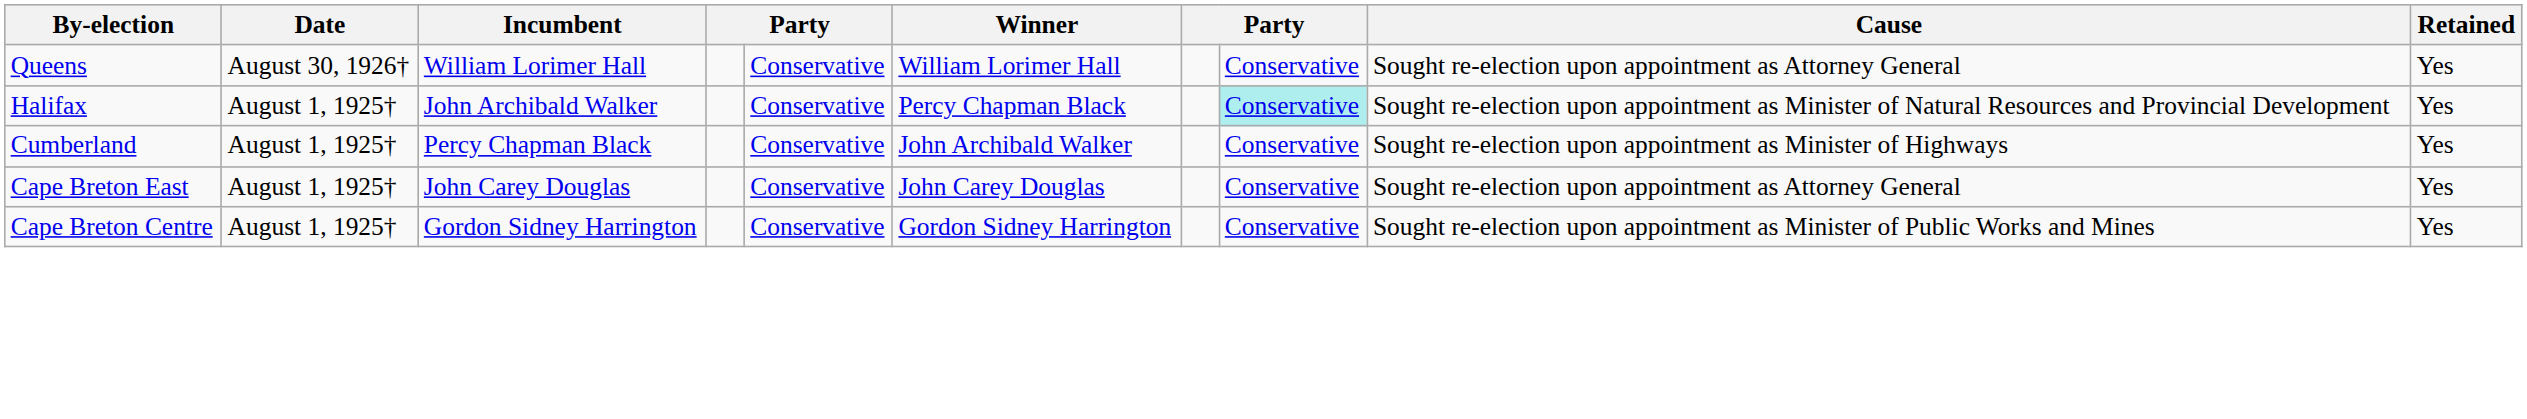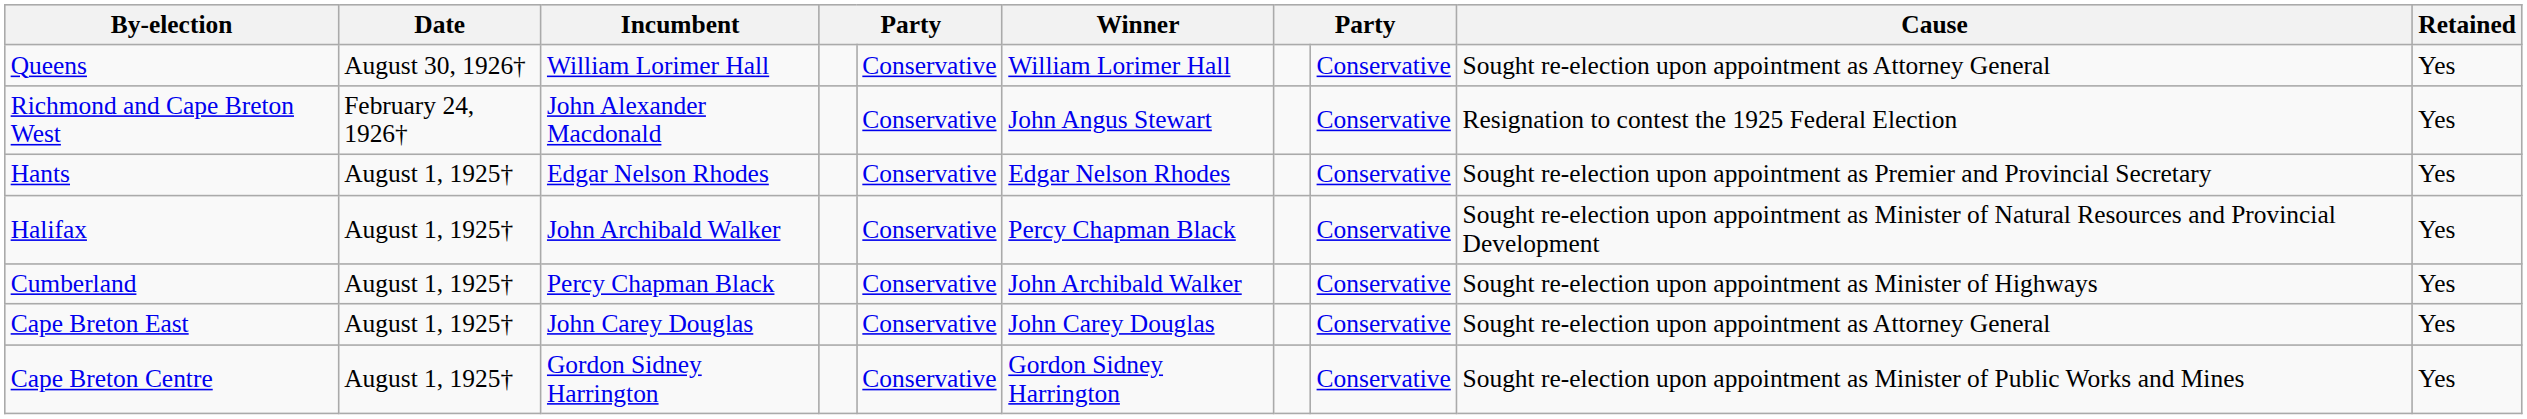+ row: (152, 119)
+ row: (40, 174)
(1292, 105) paleturquoise background -> (1384, 228) no background
